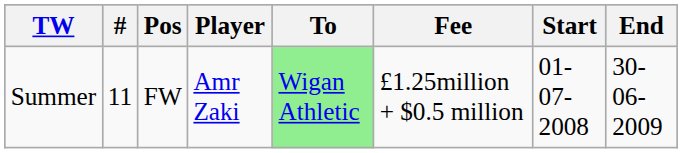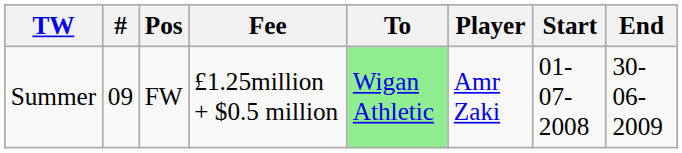columns swapped: (230, 25) <-> (453, 25)
(120, 96) 11 -> (120, 96) 09
